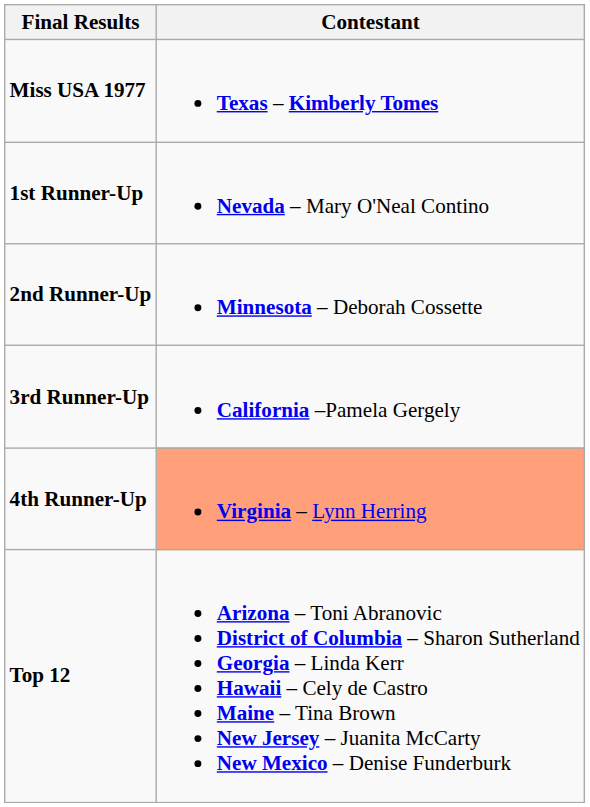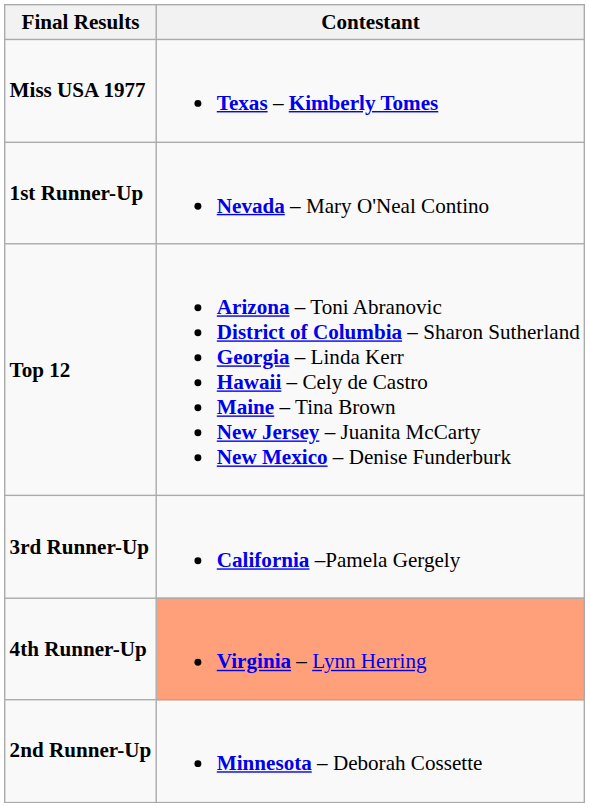rows swapped: (80, 294) <-> (40, 676)
